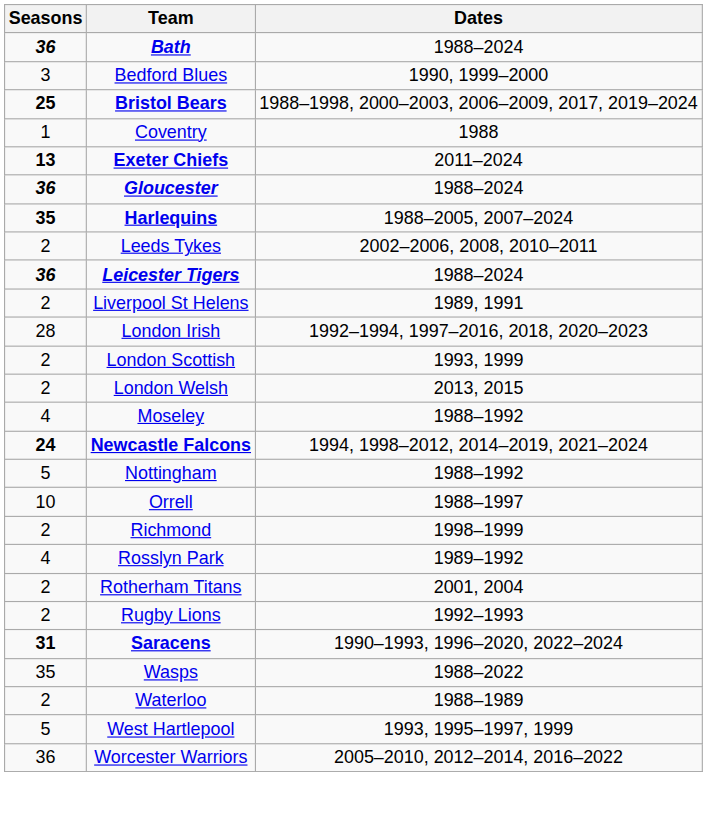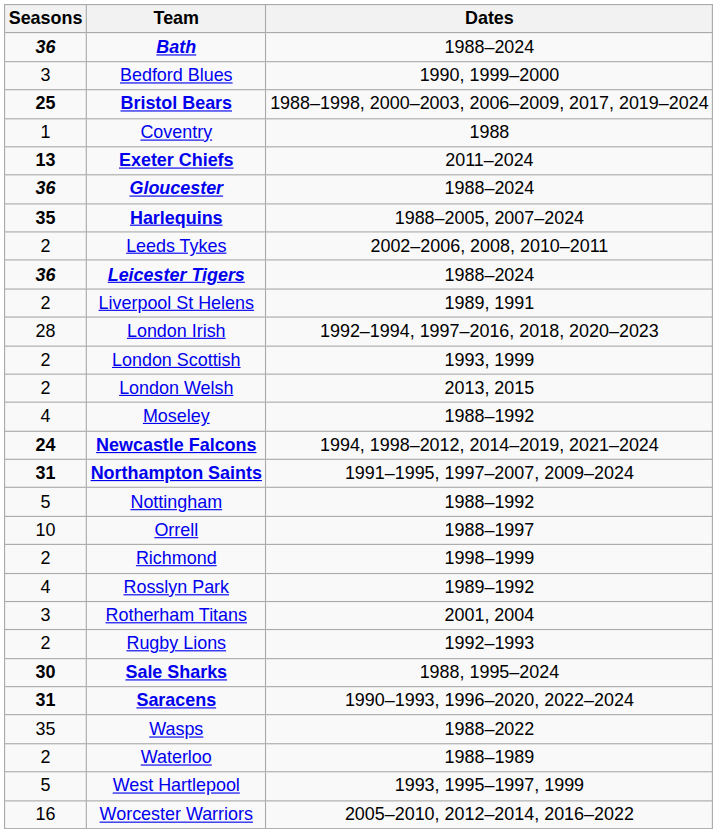+ row: (176, 473)
(46, 587) 2 -> (46, 615) 3
+ row: (176, 672)
(46, 757) 36 -> (46, 814) 16
